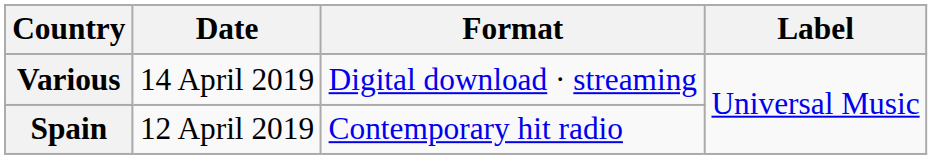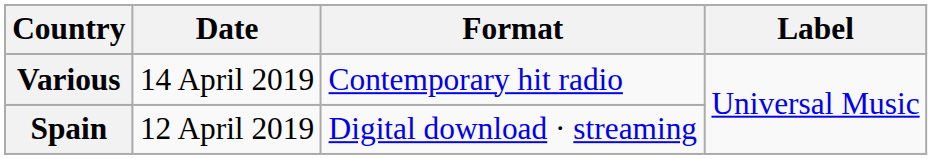(513, 79) Digital download · streaming -> (476, 79) Contemporary hit radio
(476, 128) Contemporary hit radio -> (513, 128) Digital download · streaming
